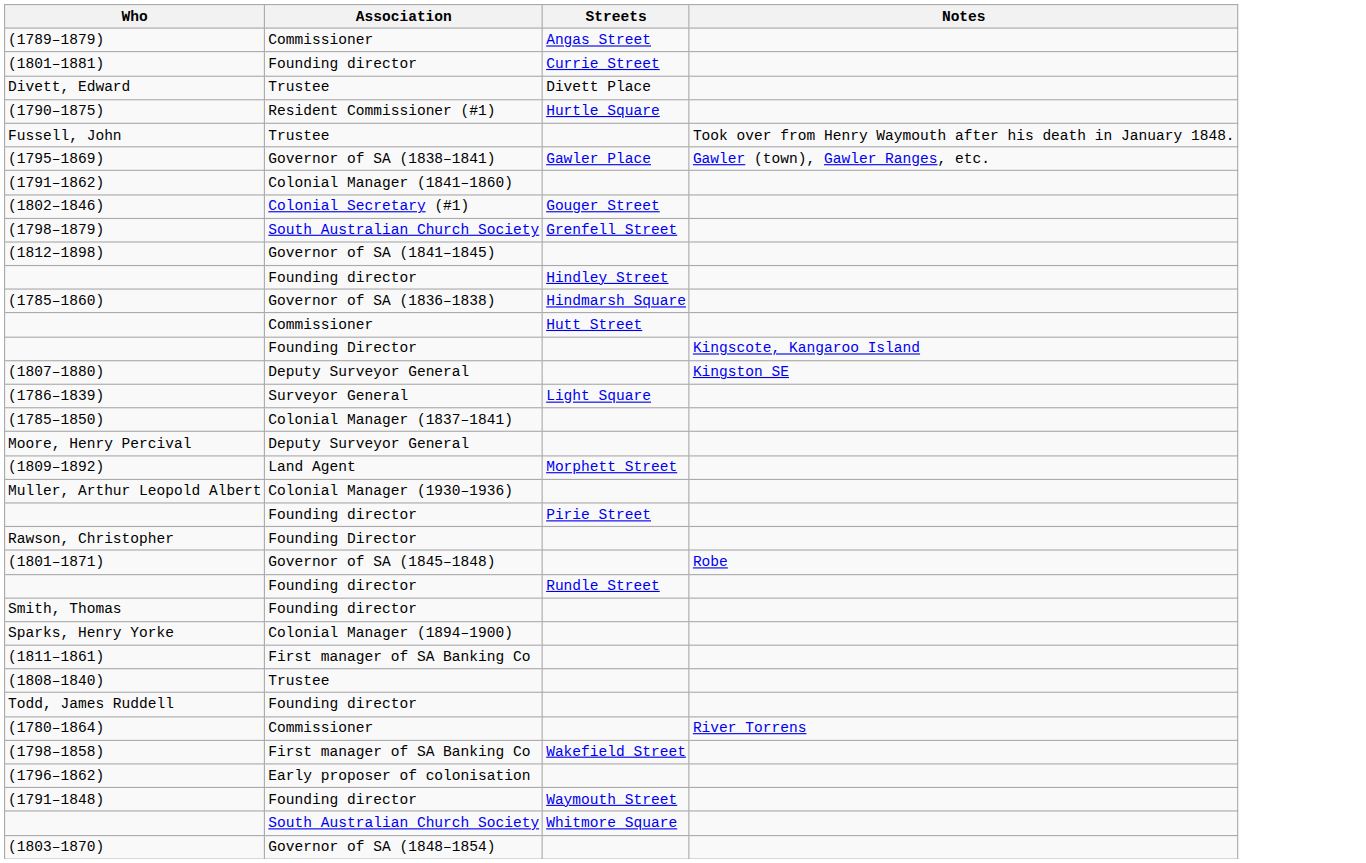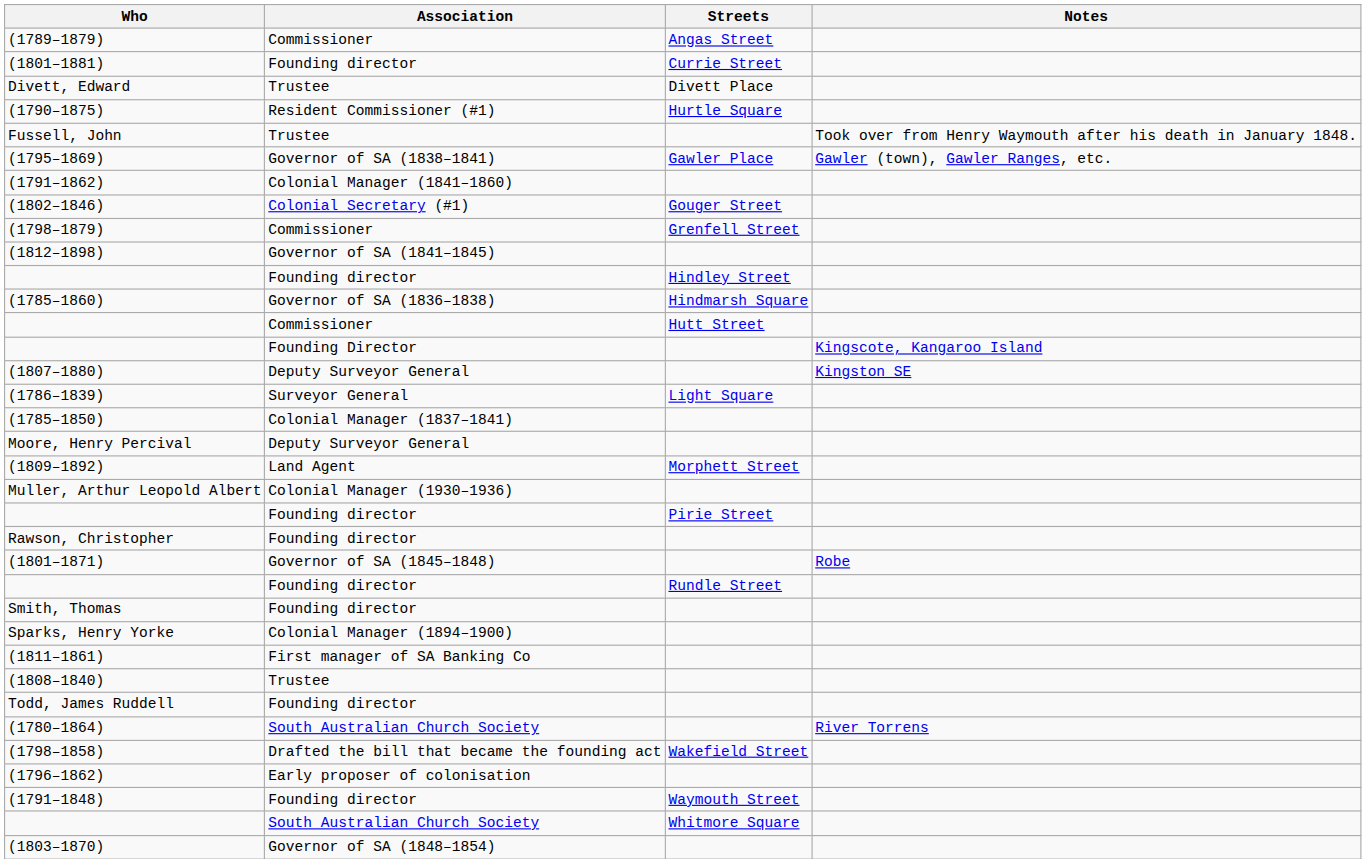(404, 230) South Australian Church Society -> (321, 230) Commissioner
(343, 538) Founding Director -> (343, 538) Founding director
(321, 728) Commissioner -> (404, 728) South Australian Church Society
(399, 752) First manager of SA Banking Co -> (465, 752) Drafted the bill that became the founding act
